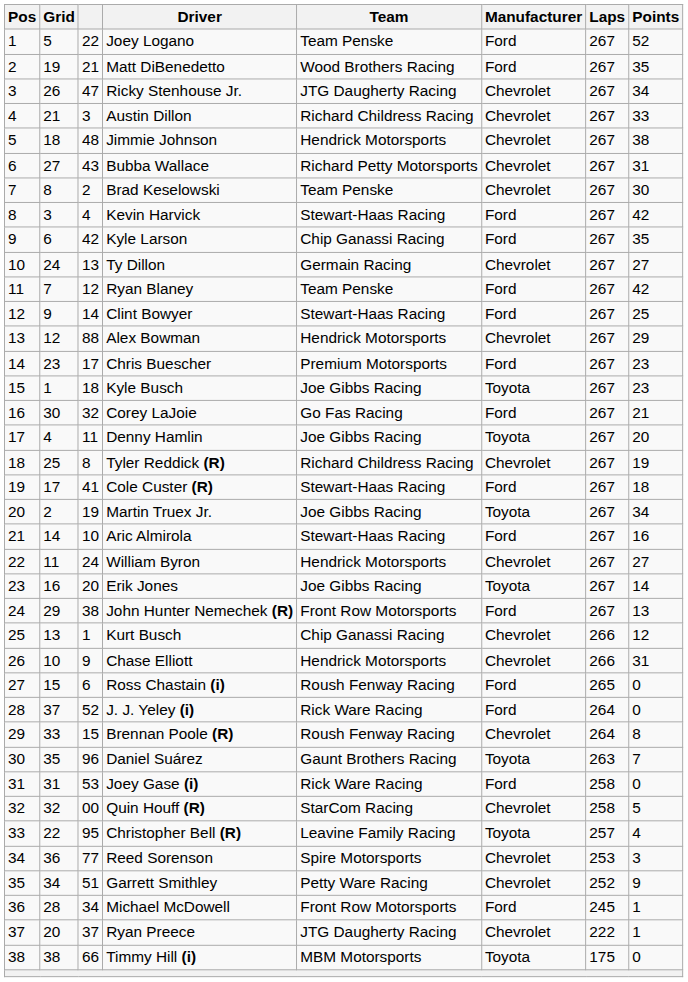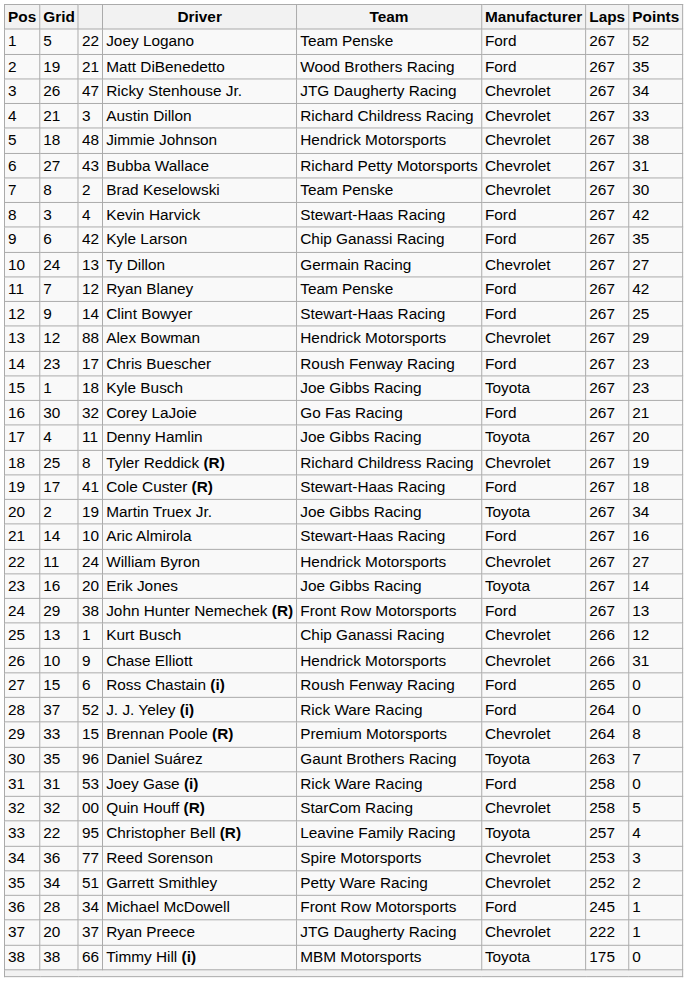(374, 362) Premium Motorsports -> (378, 362) Roush Fenway Racing
(378, 734) Roush Fenway Racing -> (374, 734) Premium Motorsports
(637, 882) 9 -> (637, 882) 2
